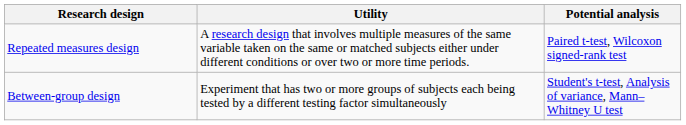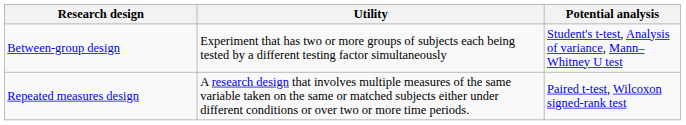rows swapped: (64, 96) <-> (73, 48)
